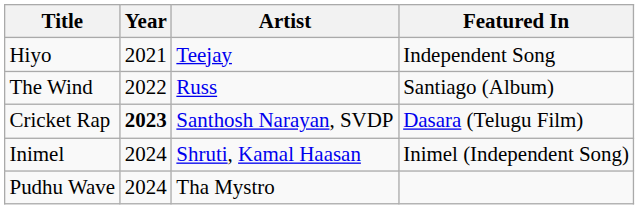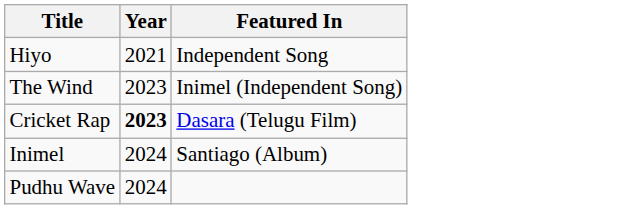- column: (285, 21)
(146, 87) 2022 -> (146, 87) 2023
(479, 87) Santiago (Album) -> (289, 87) Inimel (Independent Song)
(516, 154) Inimel (Independent Song) -> (252, 154) Santiago (Album)
